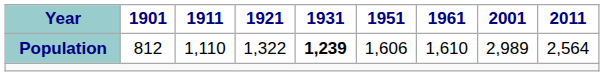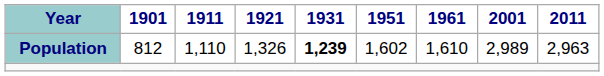(265, 47) 1,322 -> (265, 47) 1,326
(386, 47) 1,606 -> (386, 47) 1,602
(568, 47) 2,564 -> (568, 47) 2,963
